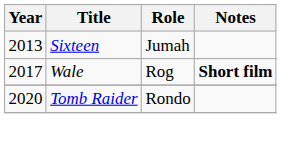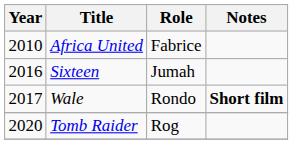+ row: (97, 44)
(25, 44) 2013 -> (25, 71) 2016
(160, 71) Rog -> (173, 98) Rondo
(168, 98) Rondo -> (165, 125) Rog
